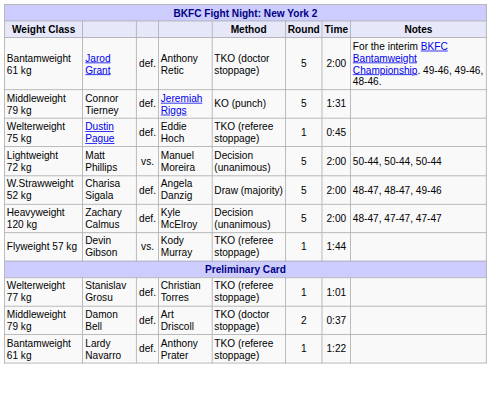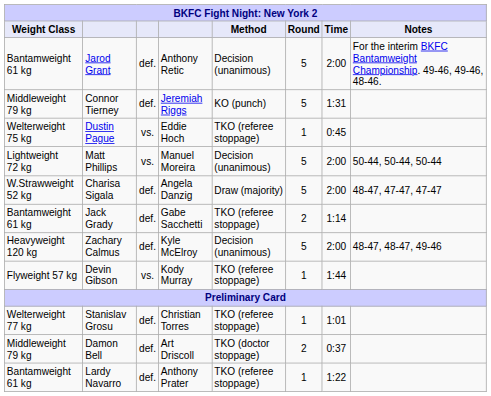(242, 64) TKO (doctor stoppage) -> (242, 64) Decision (unanimous)
(148, 133) def. -> (148, 133) vs.
(397, 190) 48-47, 48-47, 49-46 -> (397, 190) 48-47, 47-47, 47-47
+ row: (99, 218)
(397, 218) 48-47, 47-47, 47-47 -> (397, 247) 48-47, 48-47, 49-46
